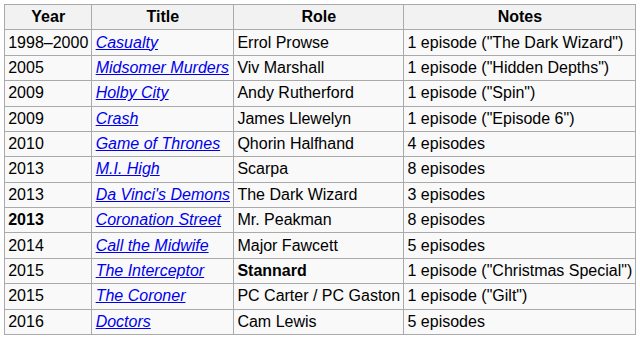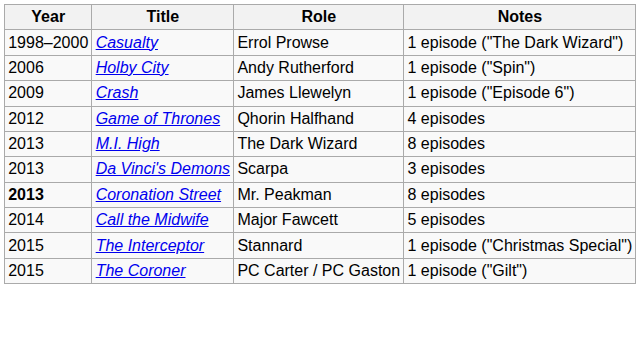- row: (162, 67)
(26, 93) 2009 -> (26, 67) 2006
(26, 144) 2010 -> (26, 118) 2012
(263, 169) Scarpa -> (297, 144) The Dark Wizard
(297, 194) The Dark Wizard -> (263, 169) Scarpa
(272, 270) bold -> (270, 245) normal
- row: (123, 321)
